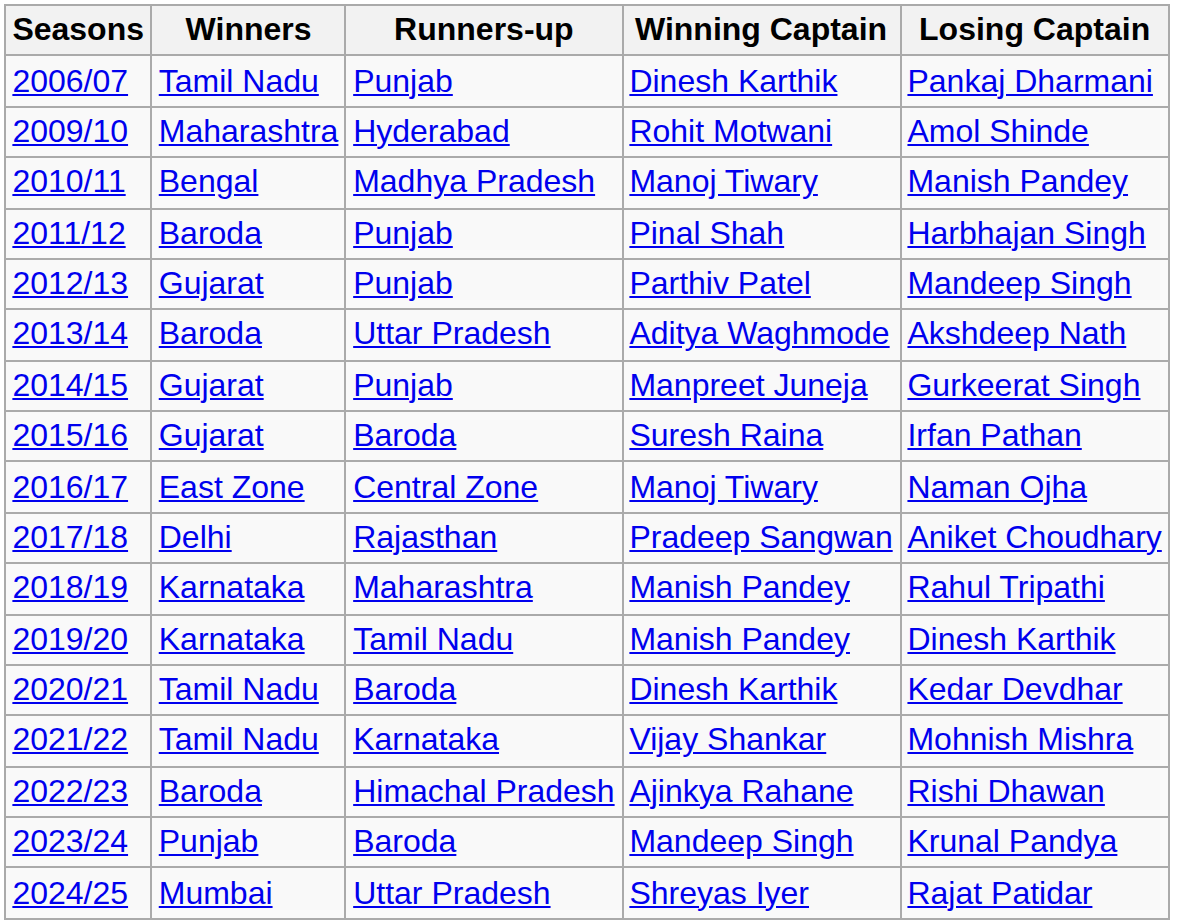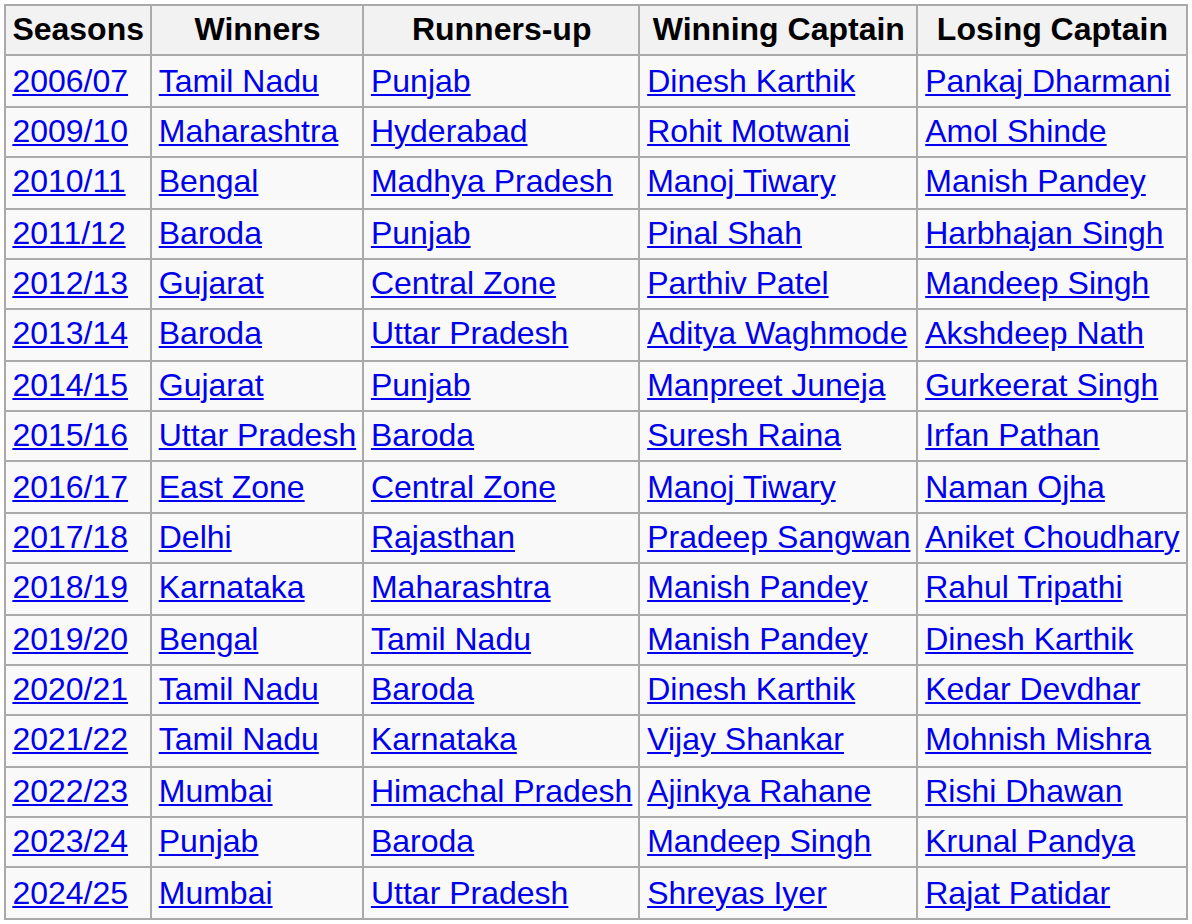(403, 283) Punjab -> (463, 283) Central Zone
(211, 435) Gujarat -> (257, 435) Uttar Pradesh
(232, 638) Karnataka -> (209, 638) Bengal
(210, 791) Baroda -> (216, 791) Mumbai
